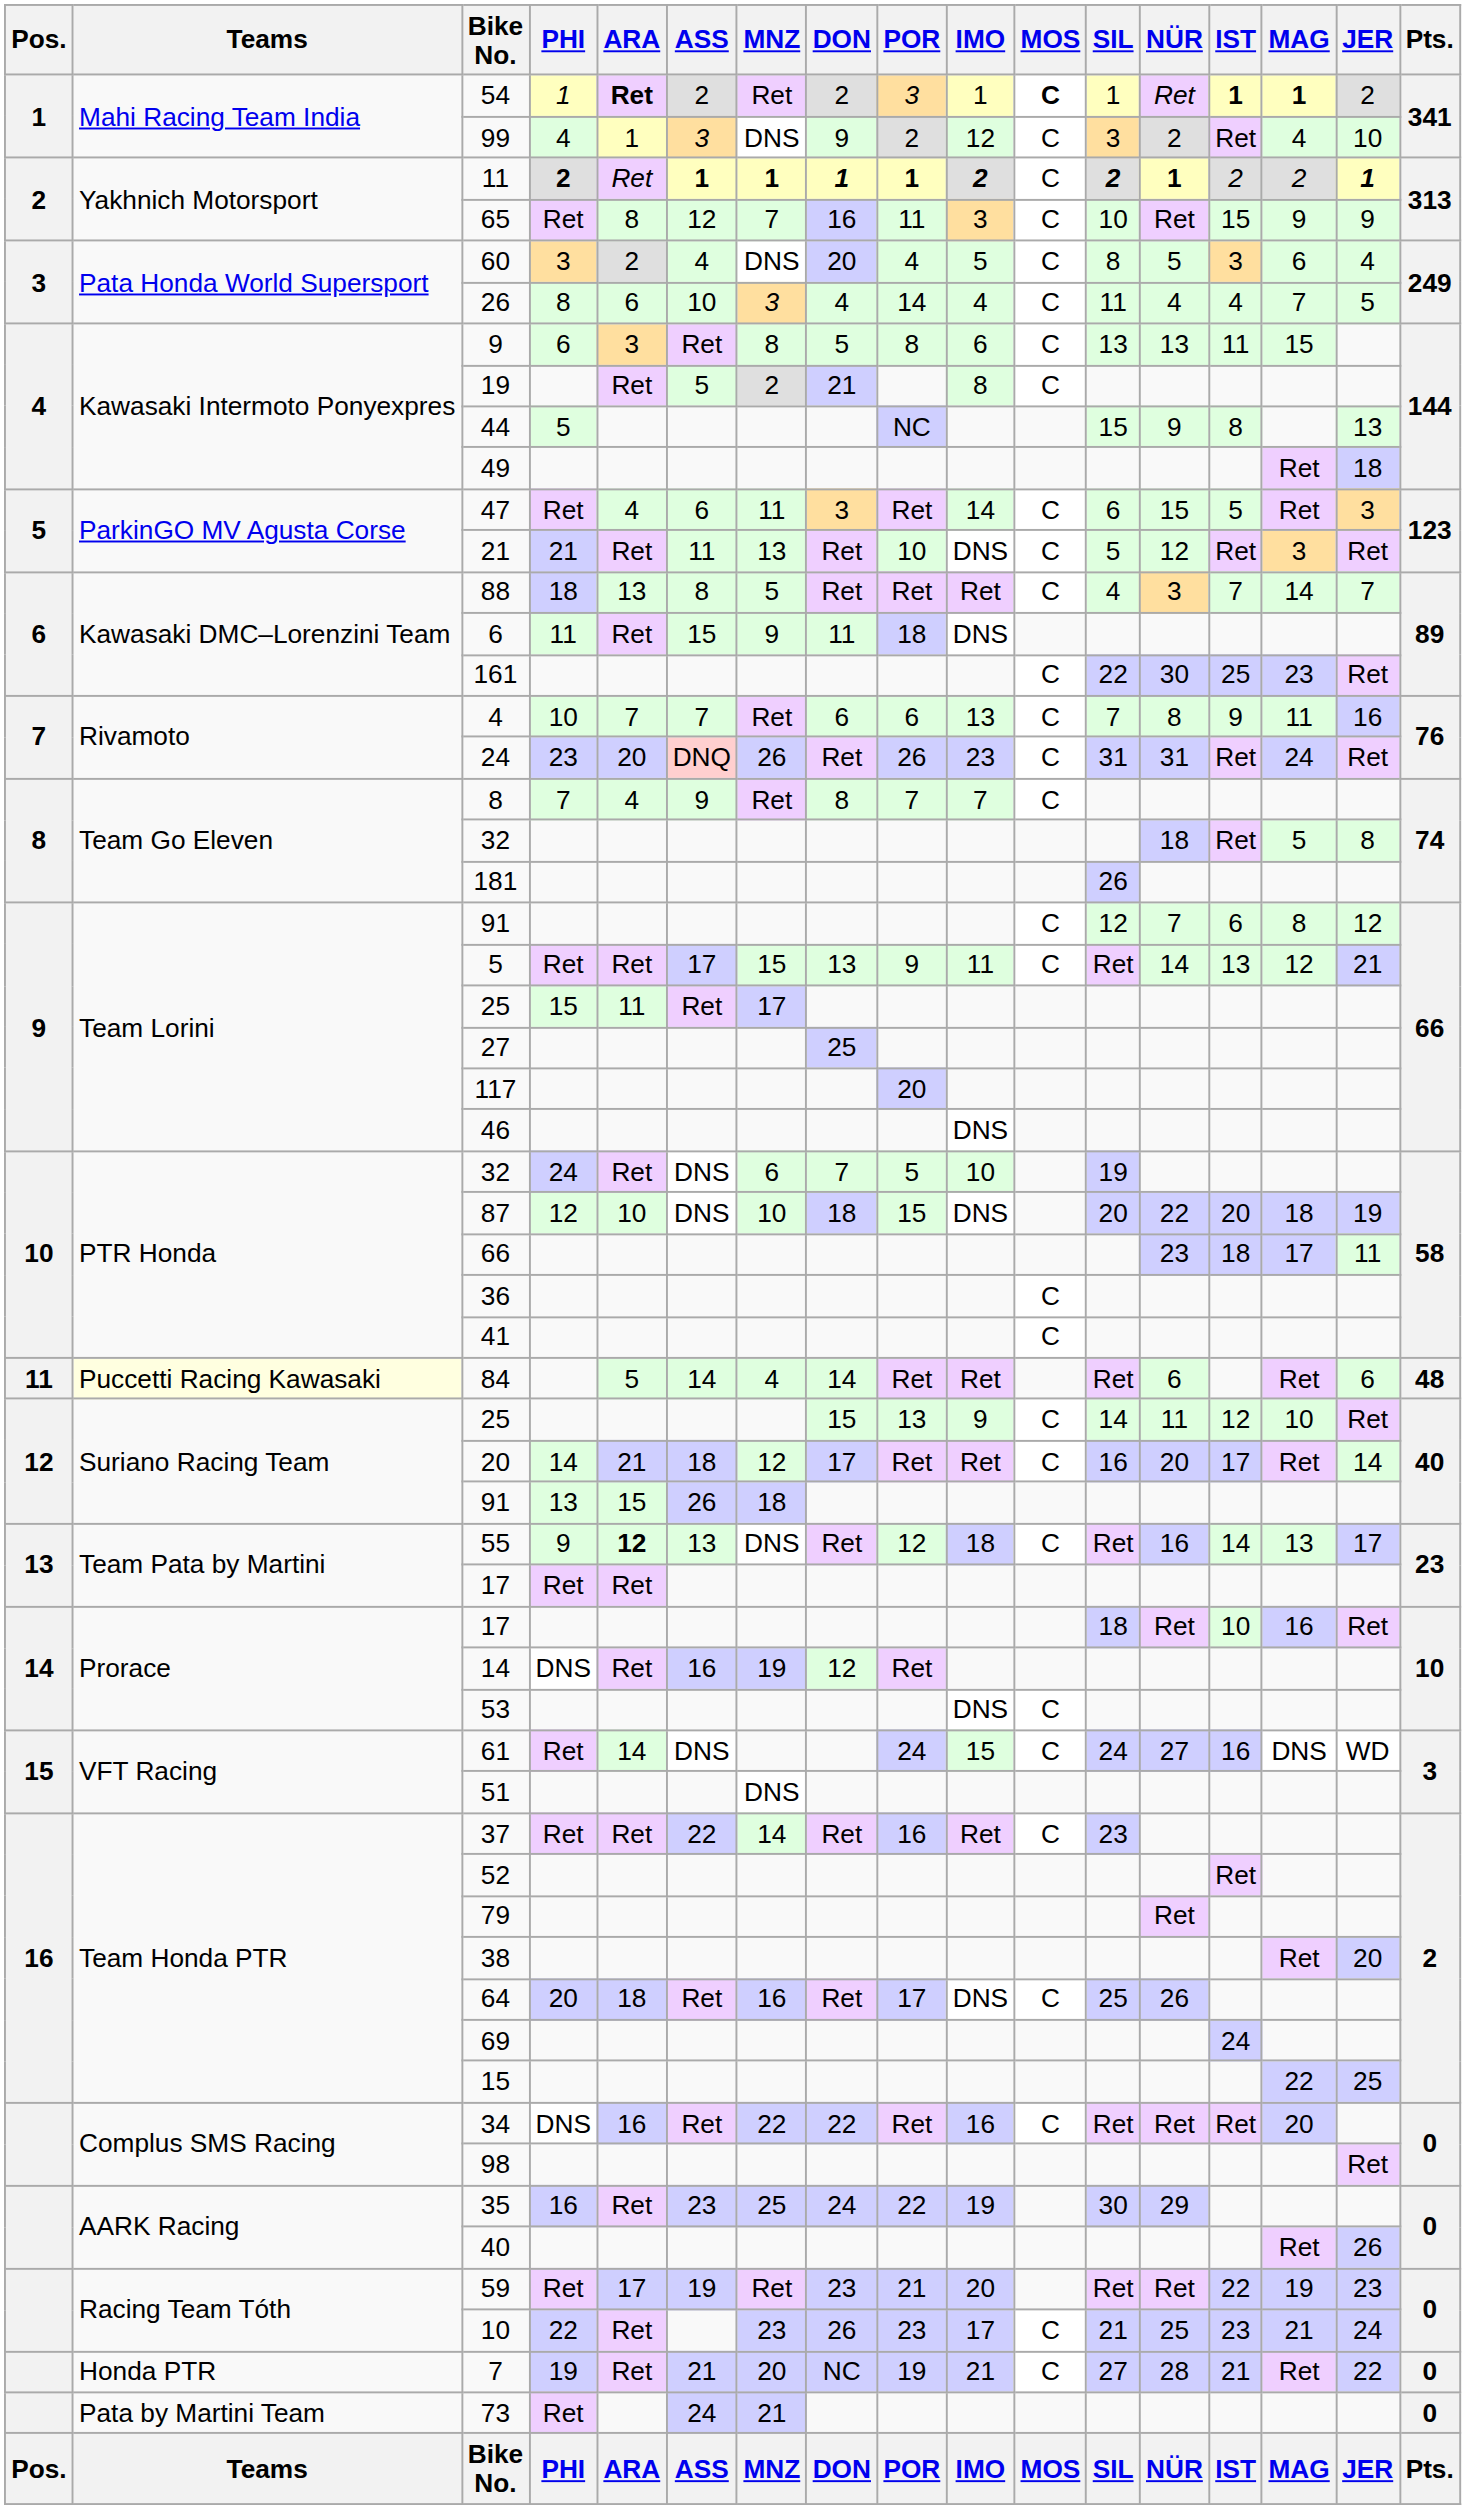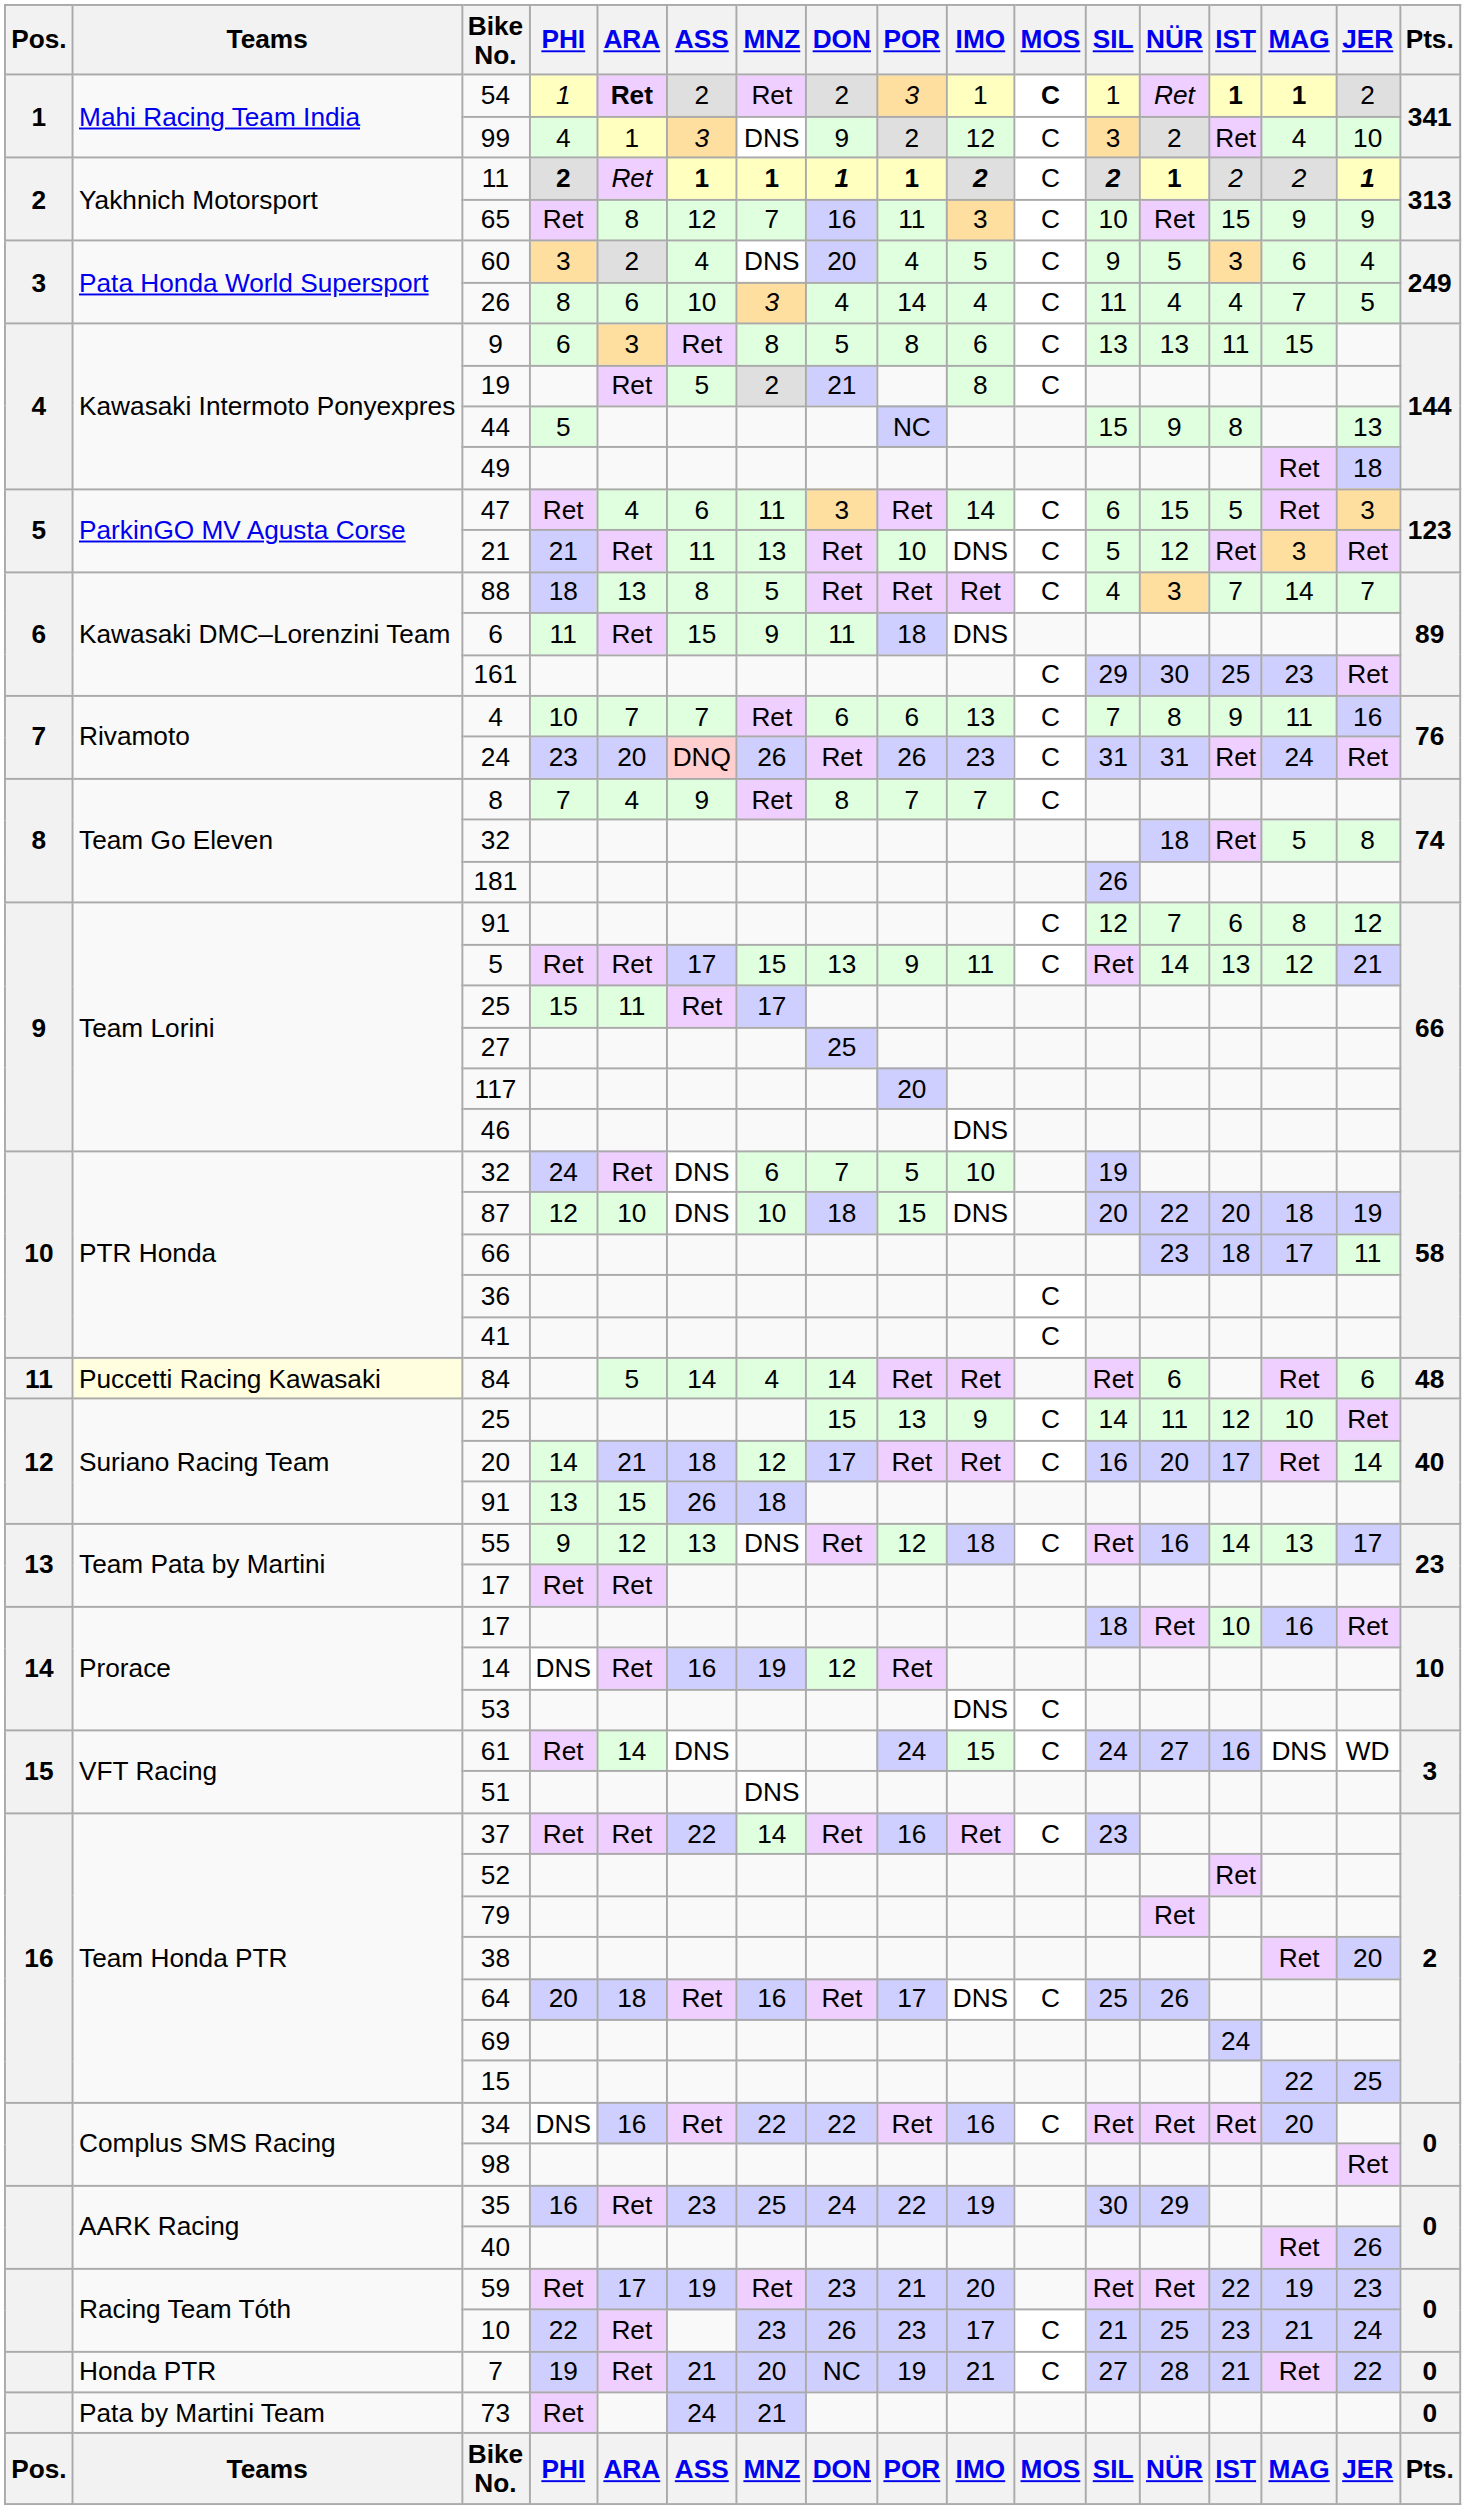(1113, 261) 8 -> (1113, 261) 9
(1113, 675) 22 -> (1113, 675) 29
(632, 1544) bold -> (632, 1544) normal
